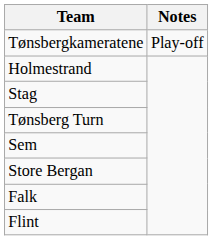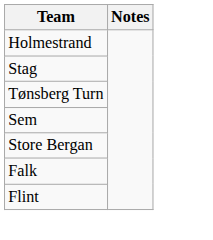- row: (76, 42)
